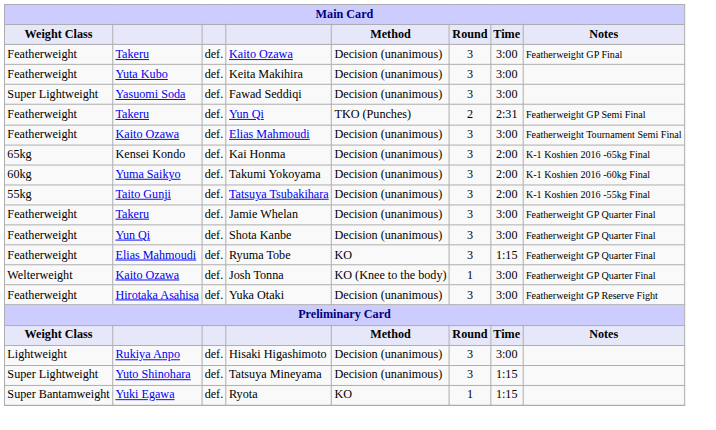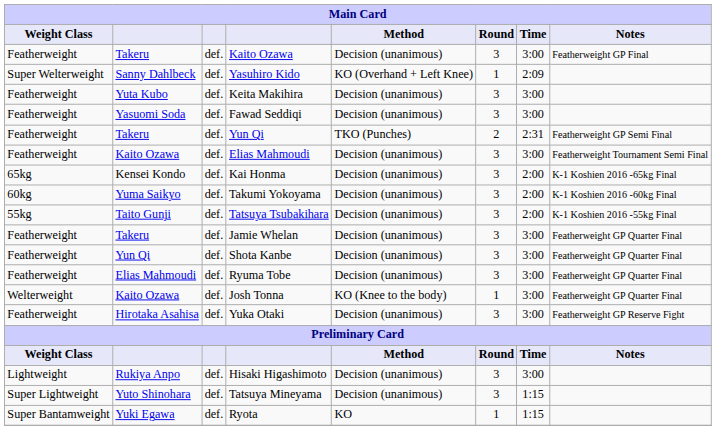+ row: (264, 74)
(53, 94) Super Lightweight -> (42, 114) Featherweight
(343, 254) KO -> (388, 274) Decision (unanimous)
(507, 254) 1:15 -> (533, 274) 3:00
